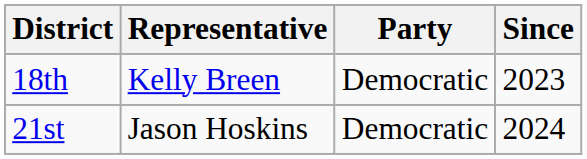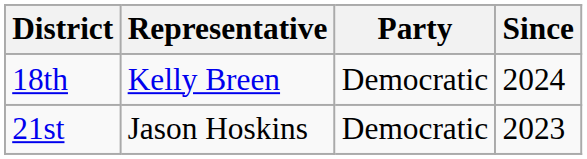(534, 79) 2023 -> (534, 79) 2024
(534, 128) 2024 -> (534, 128) 2023
